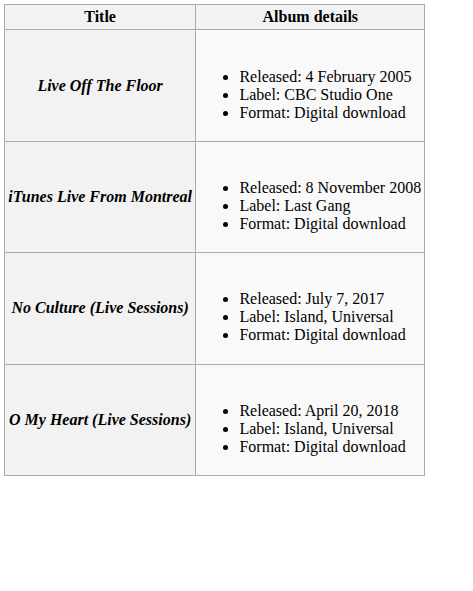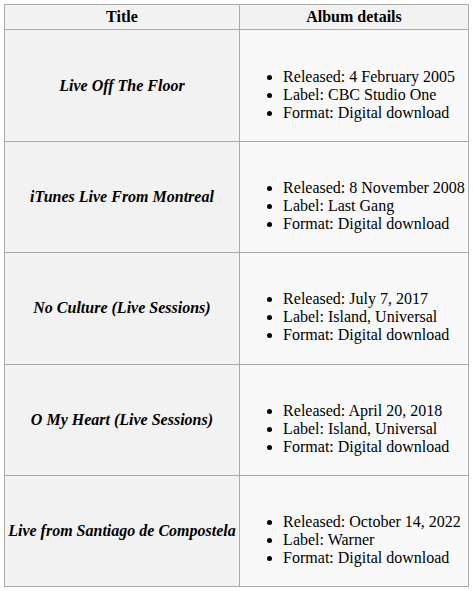+ row: (122, 531)
